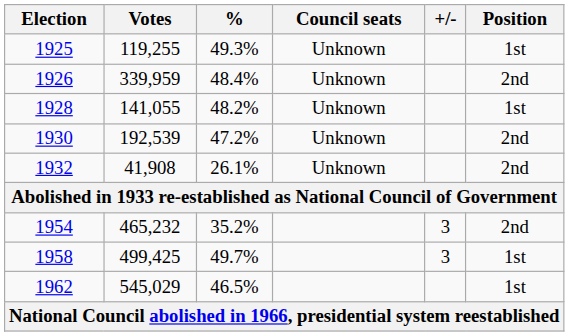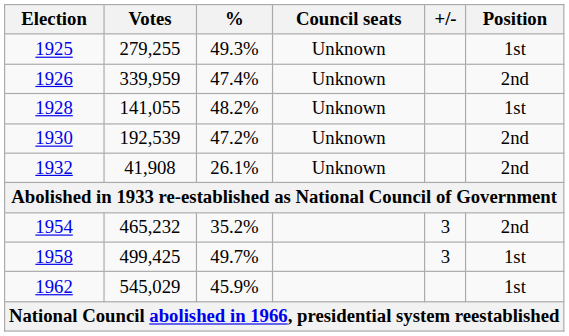(150, 49) 119,255 -> (150, 49) 279,255
(234, 78) 48.4% -> (234, 78) 47.4%
(234, 286) 46.5% -> (234, 286) 45.9%
